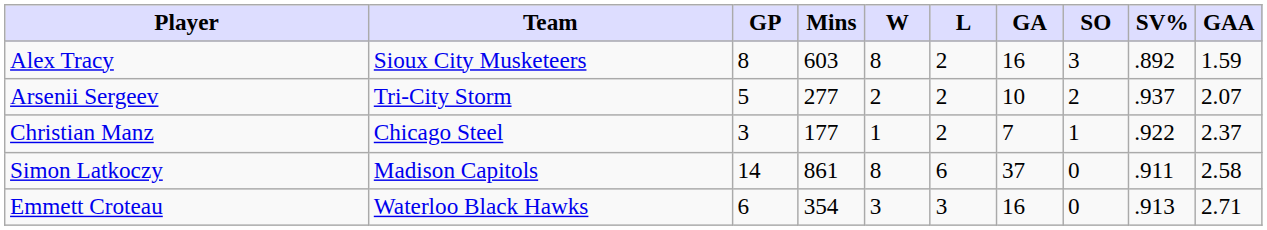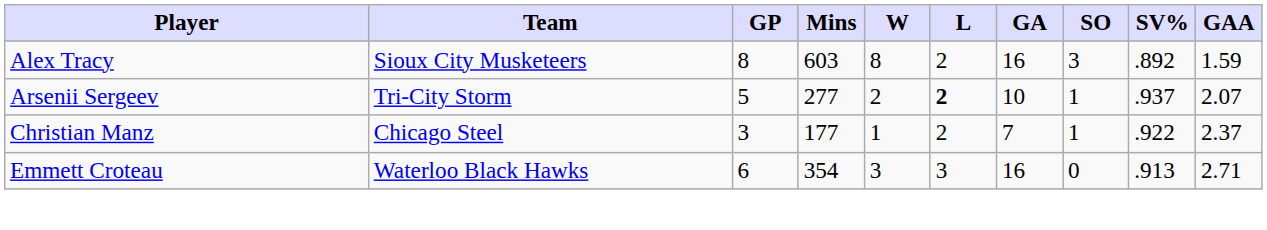(942, 96) normal -> (942, 96) bold
(1074, 96) 2 -> (1074, 96) 1
- row: (86, 170)
